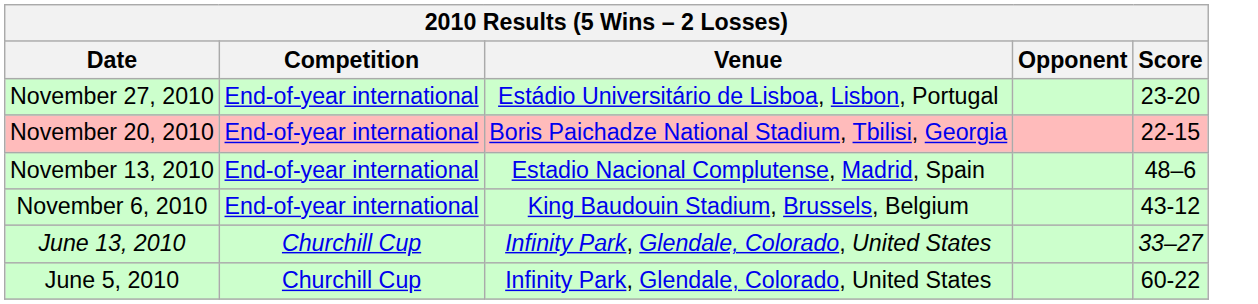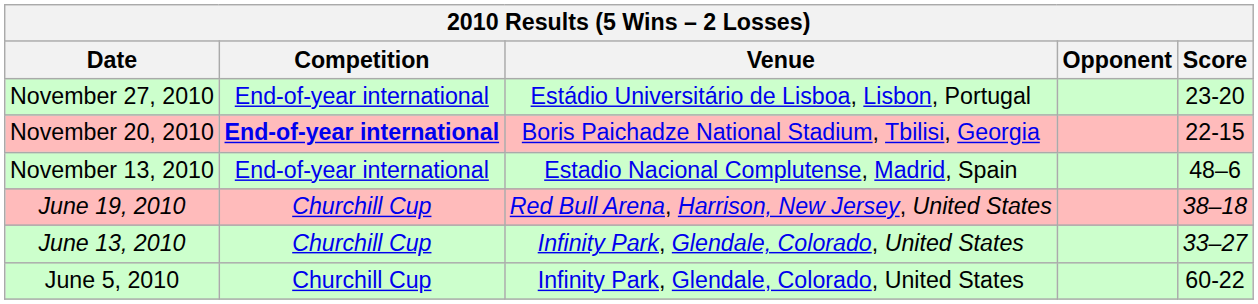(352, 133) normal -> (362, 133) bold
- row: (112, 206)
+ row: (112, 206)
